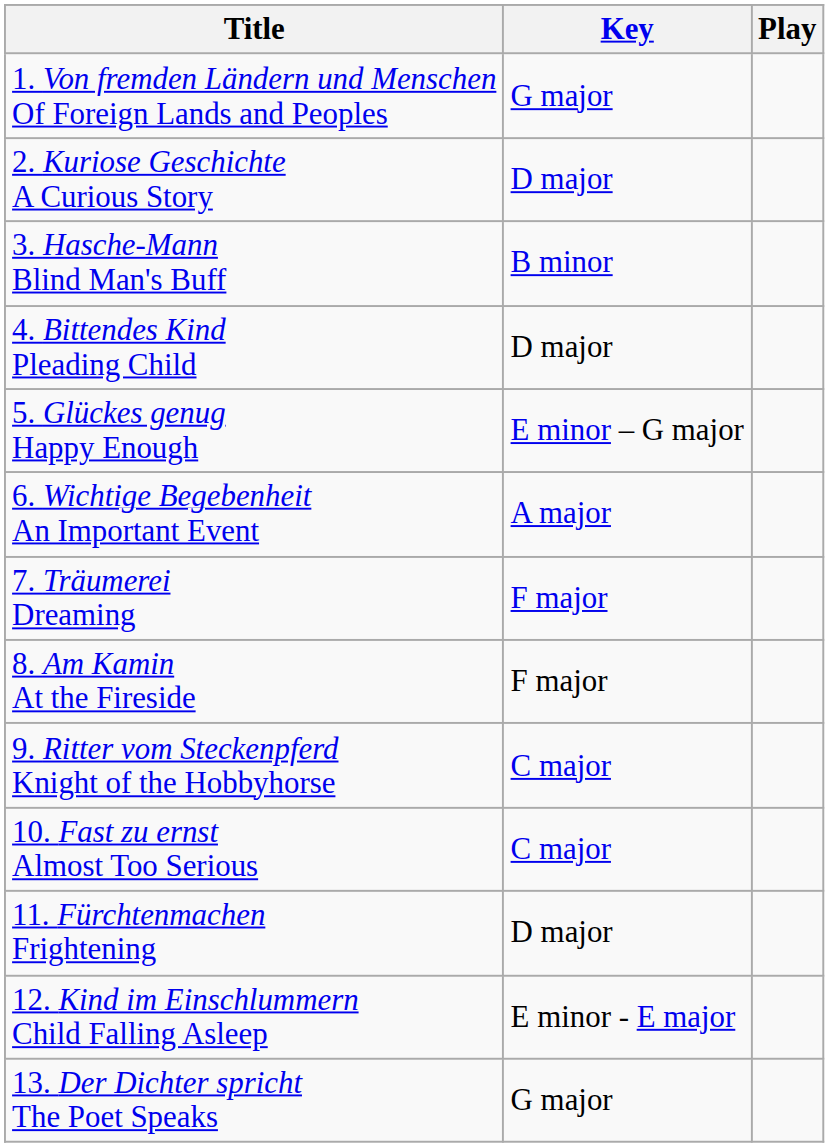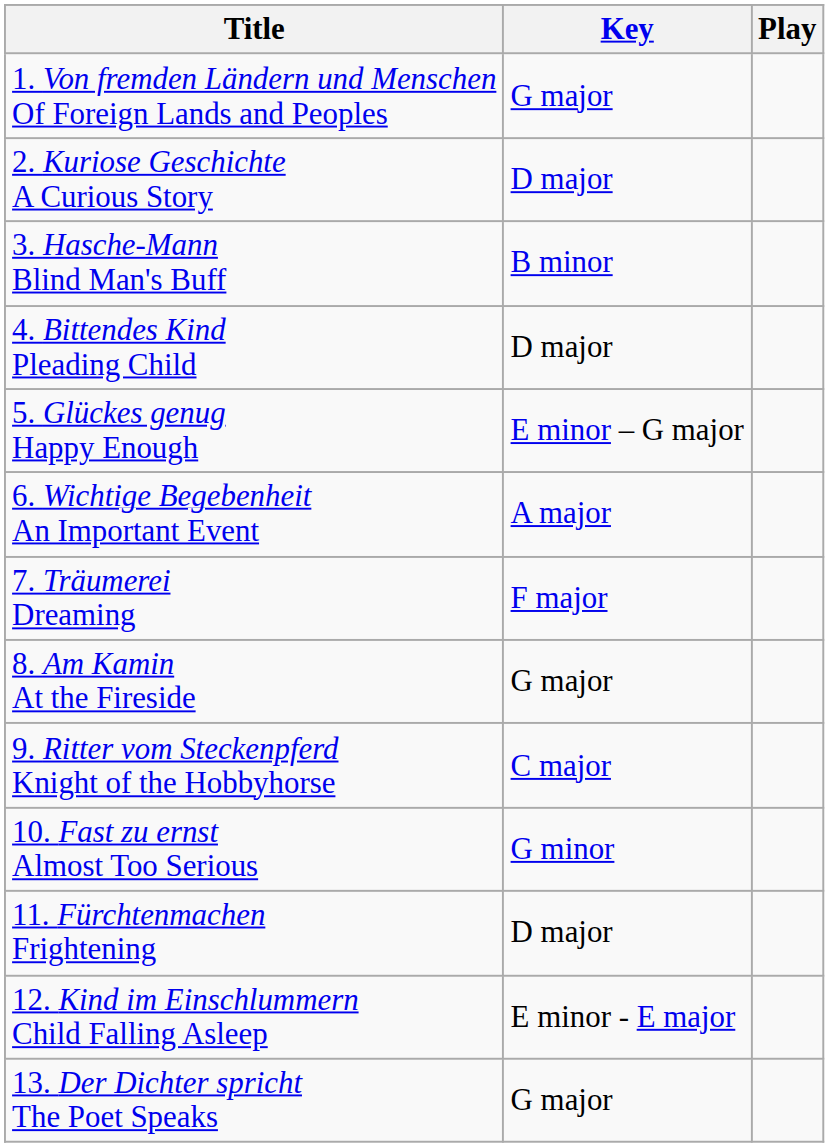(559, 681) F major -> (562, 681) G major
(561, 848) C major -> (562, 848) G minor
